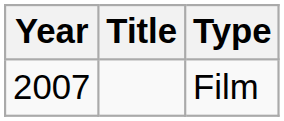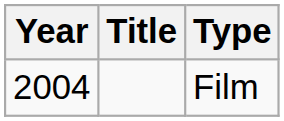(52, 87) 2007 -> (52, 87) 2004
